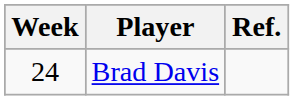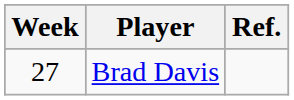(45, 71) 24 -> (45, 71) 27
